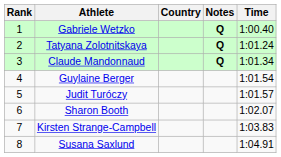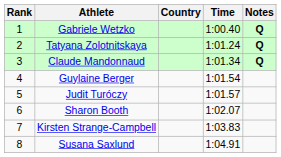columns swapped: (257, 12) <-> (220, 12)
